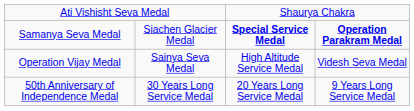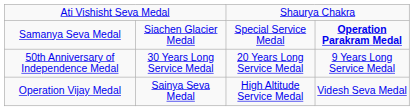(270, 35) bold -> (270, 35) normal
rows swapped: (70, 63) <-> (70, 91)
